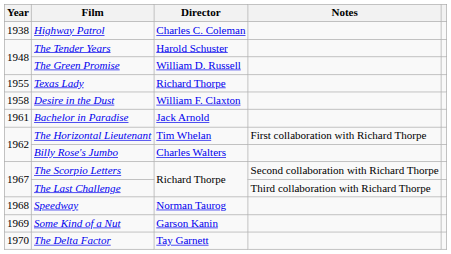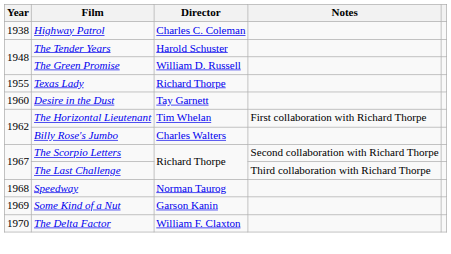(18, 100) 1958 -> (18, 100) 1960
(198, 100) William F. Claxton -> (182, 100) Tay Garnett
- row: (81, 118)
(182, 240) Tay Garnett -> (198, 223) William F. Claxton
